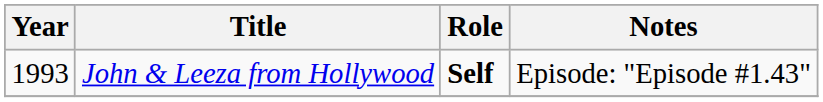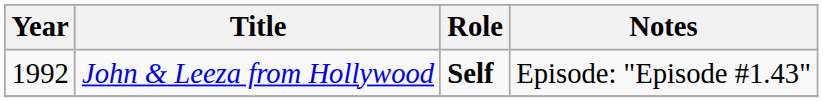(40, 72) 1993 -> (40, 72) 1992
